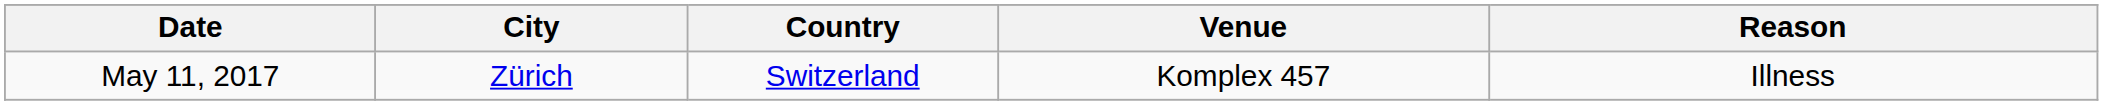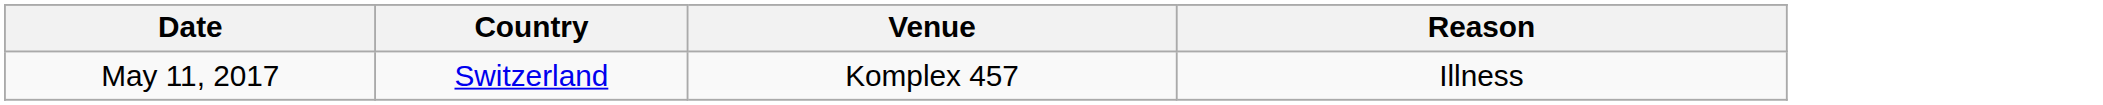- column: (531, 28)
